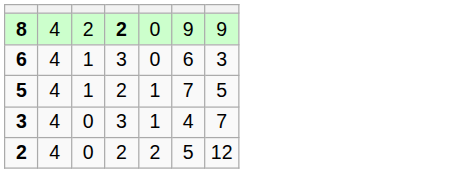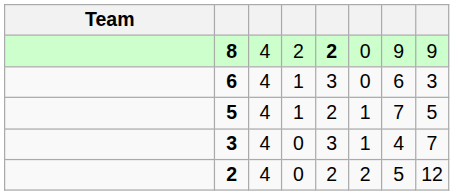+ column: (110, 19)
